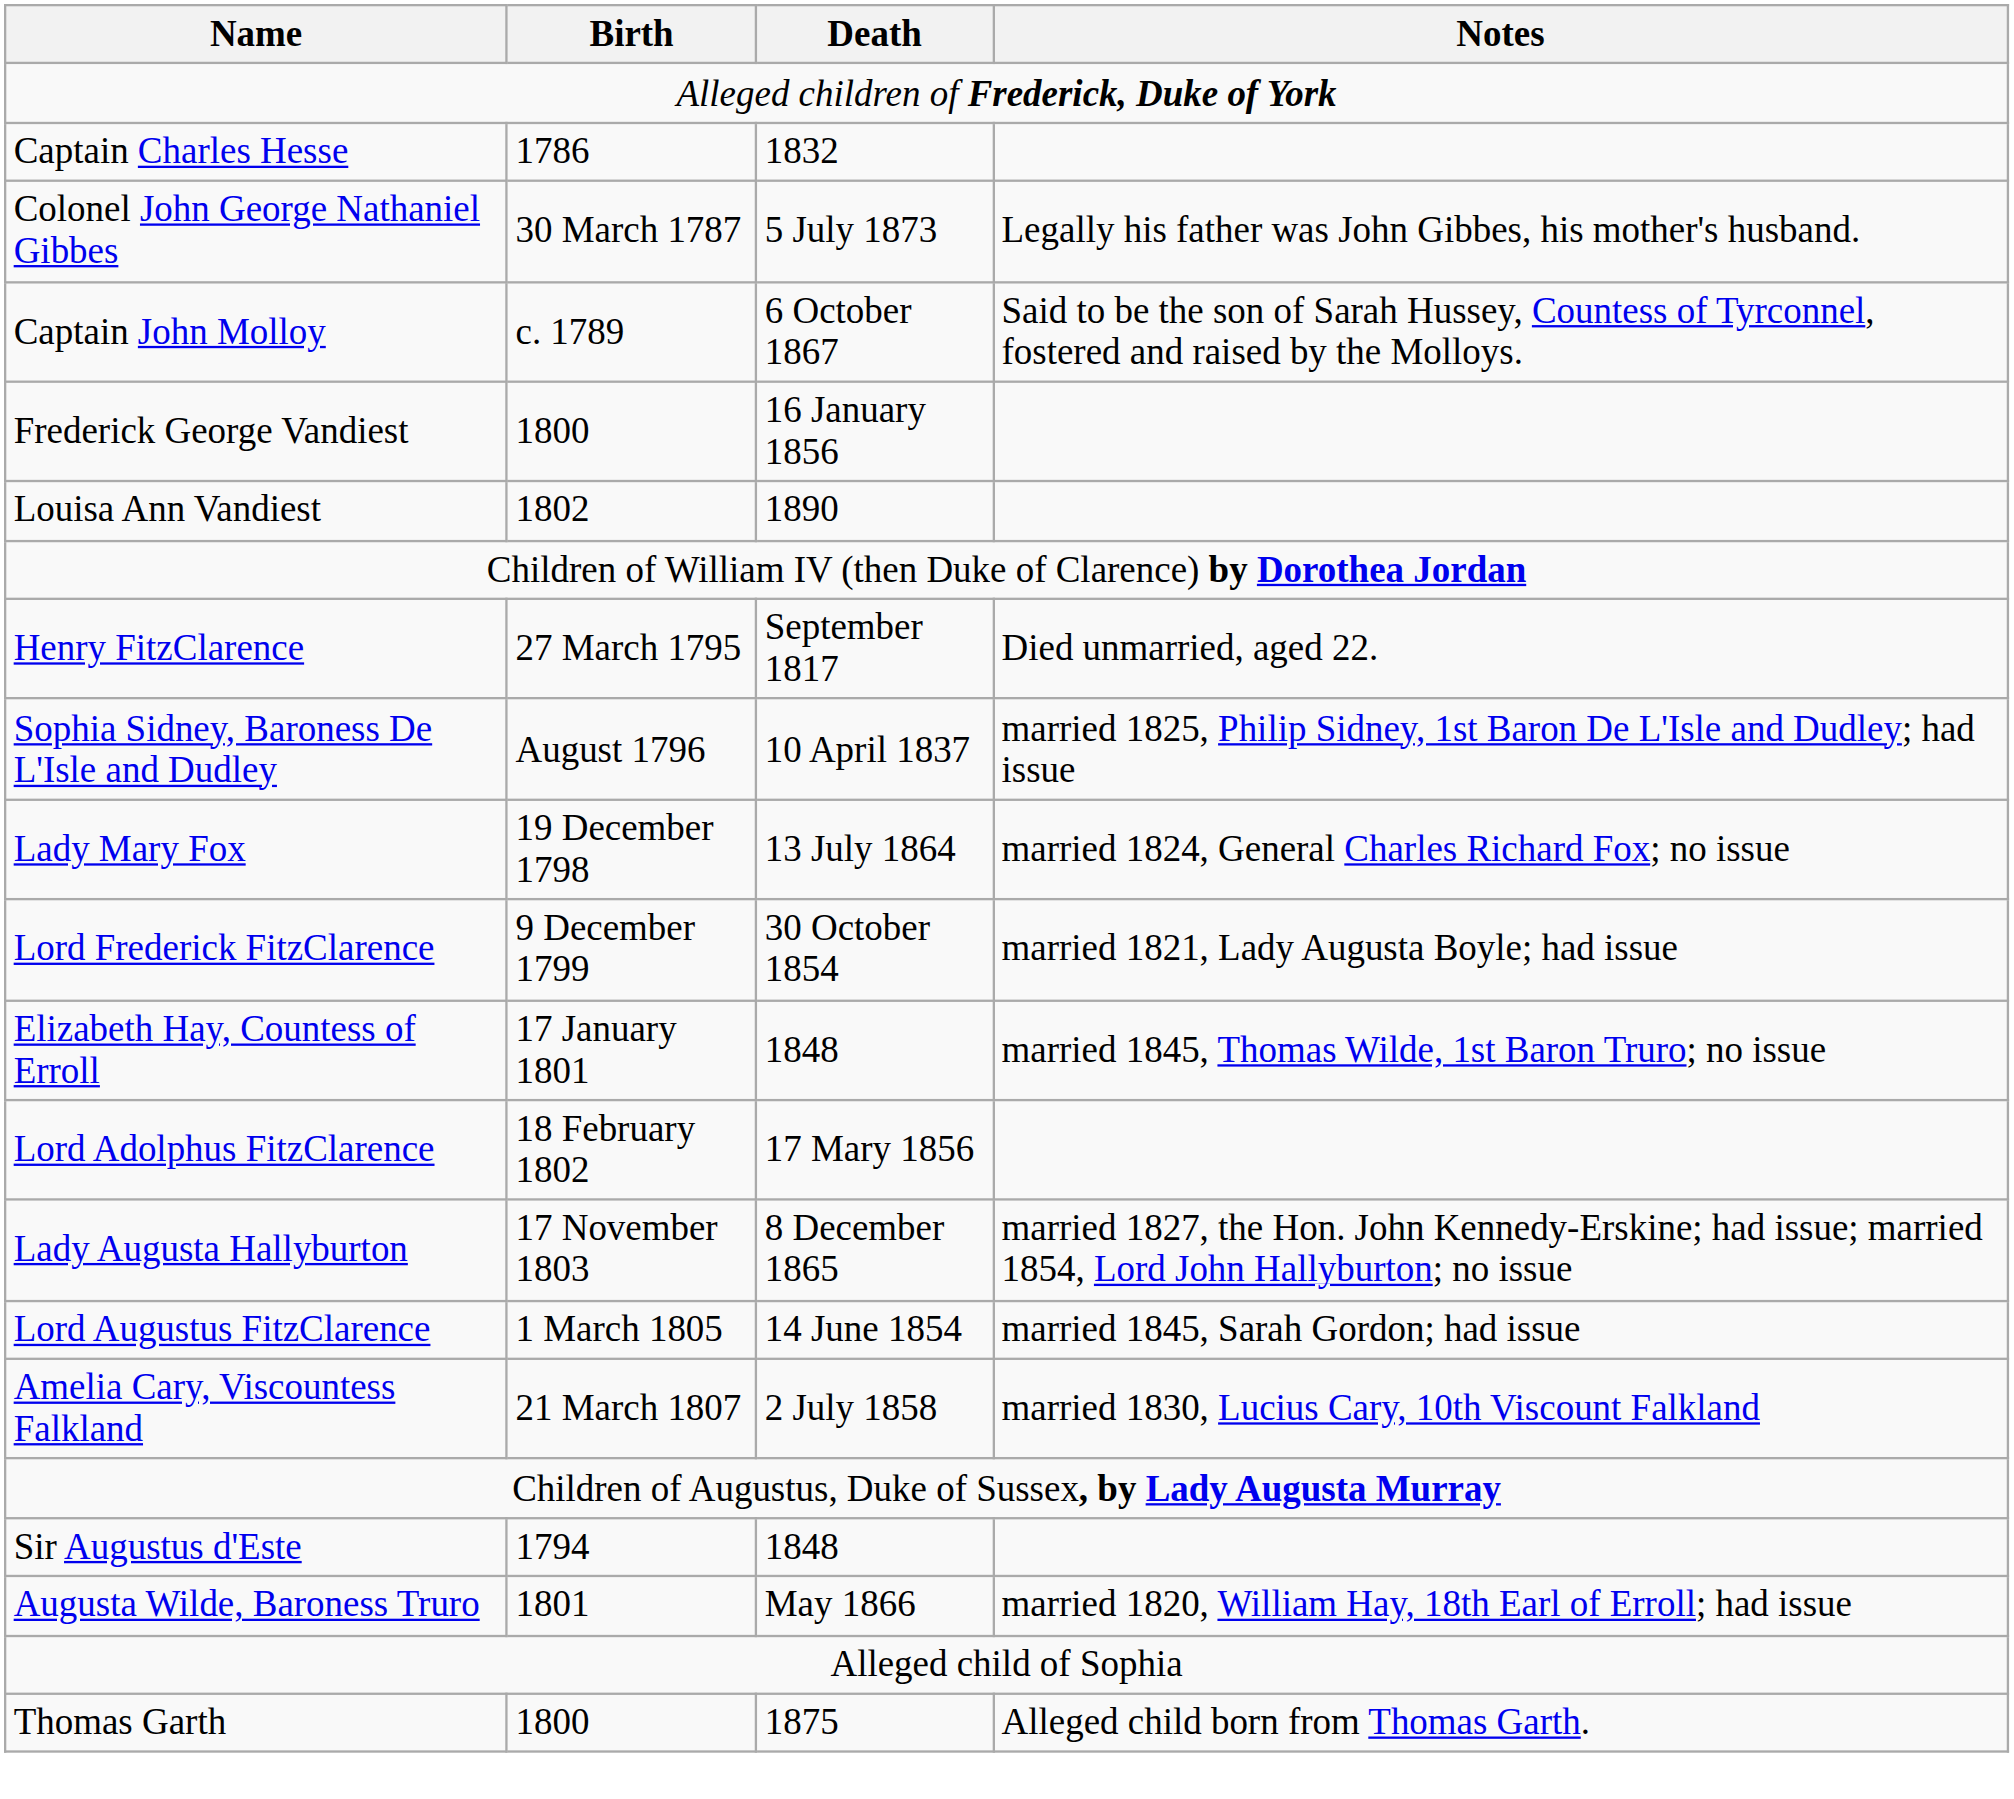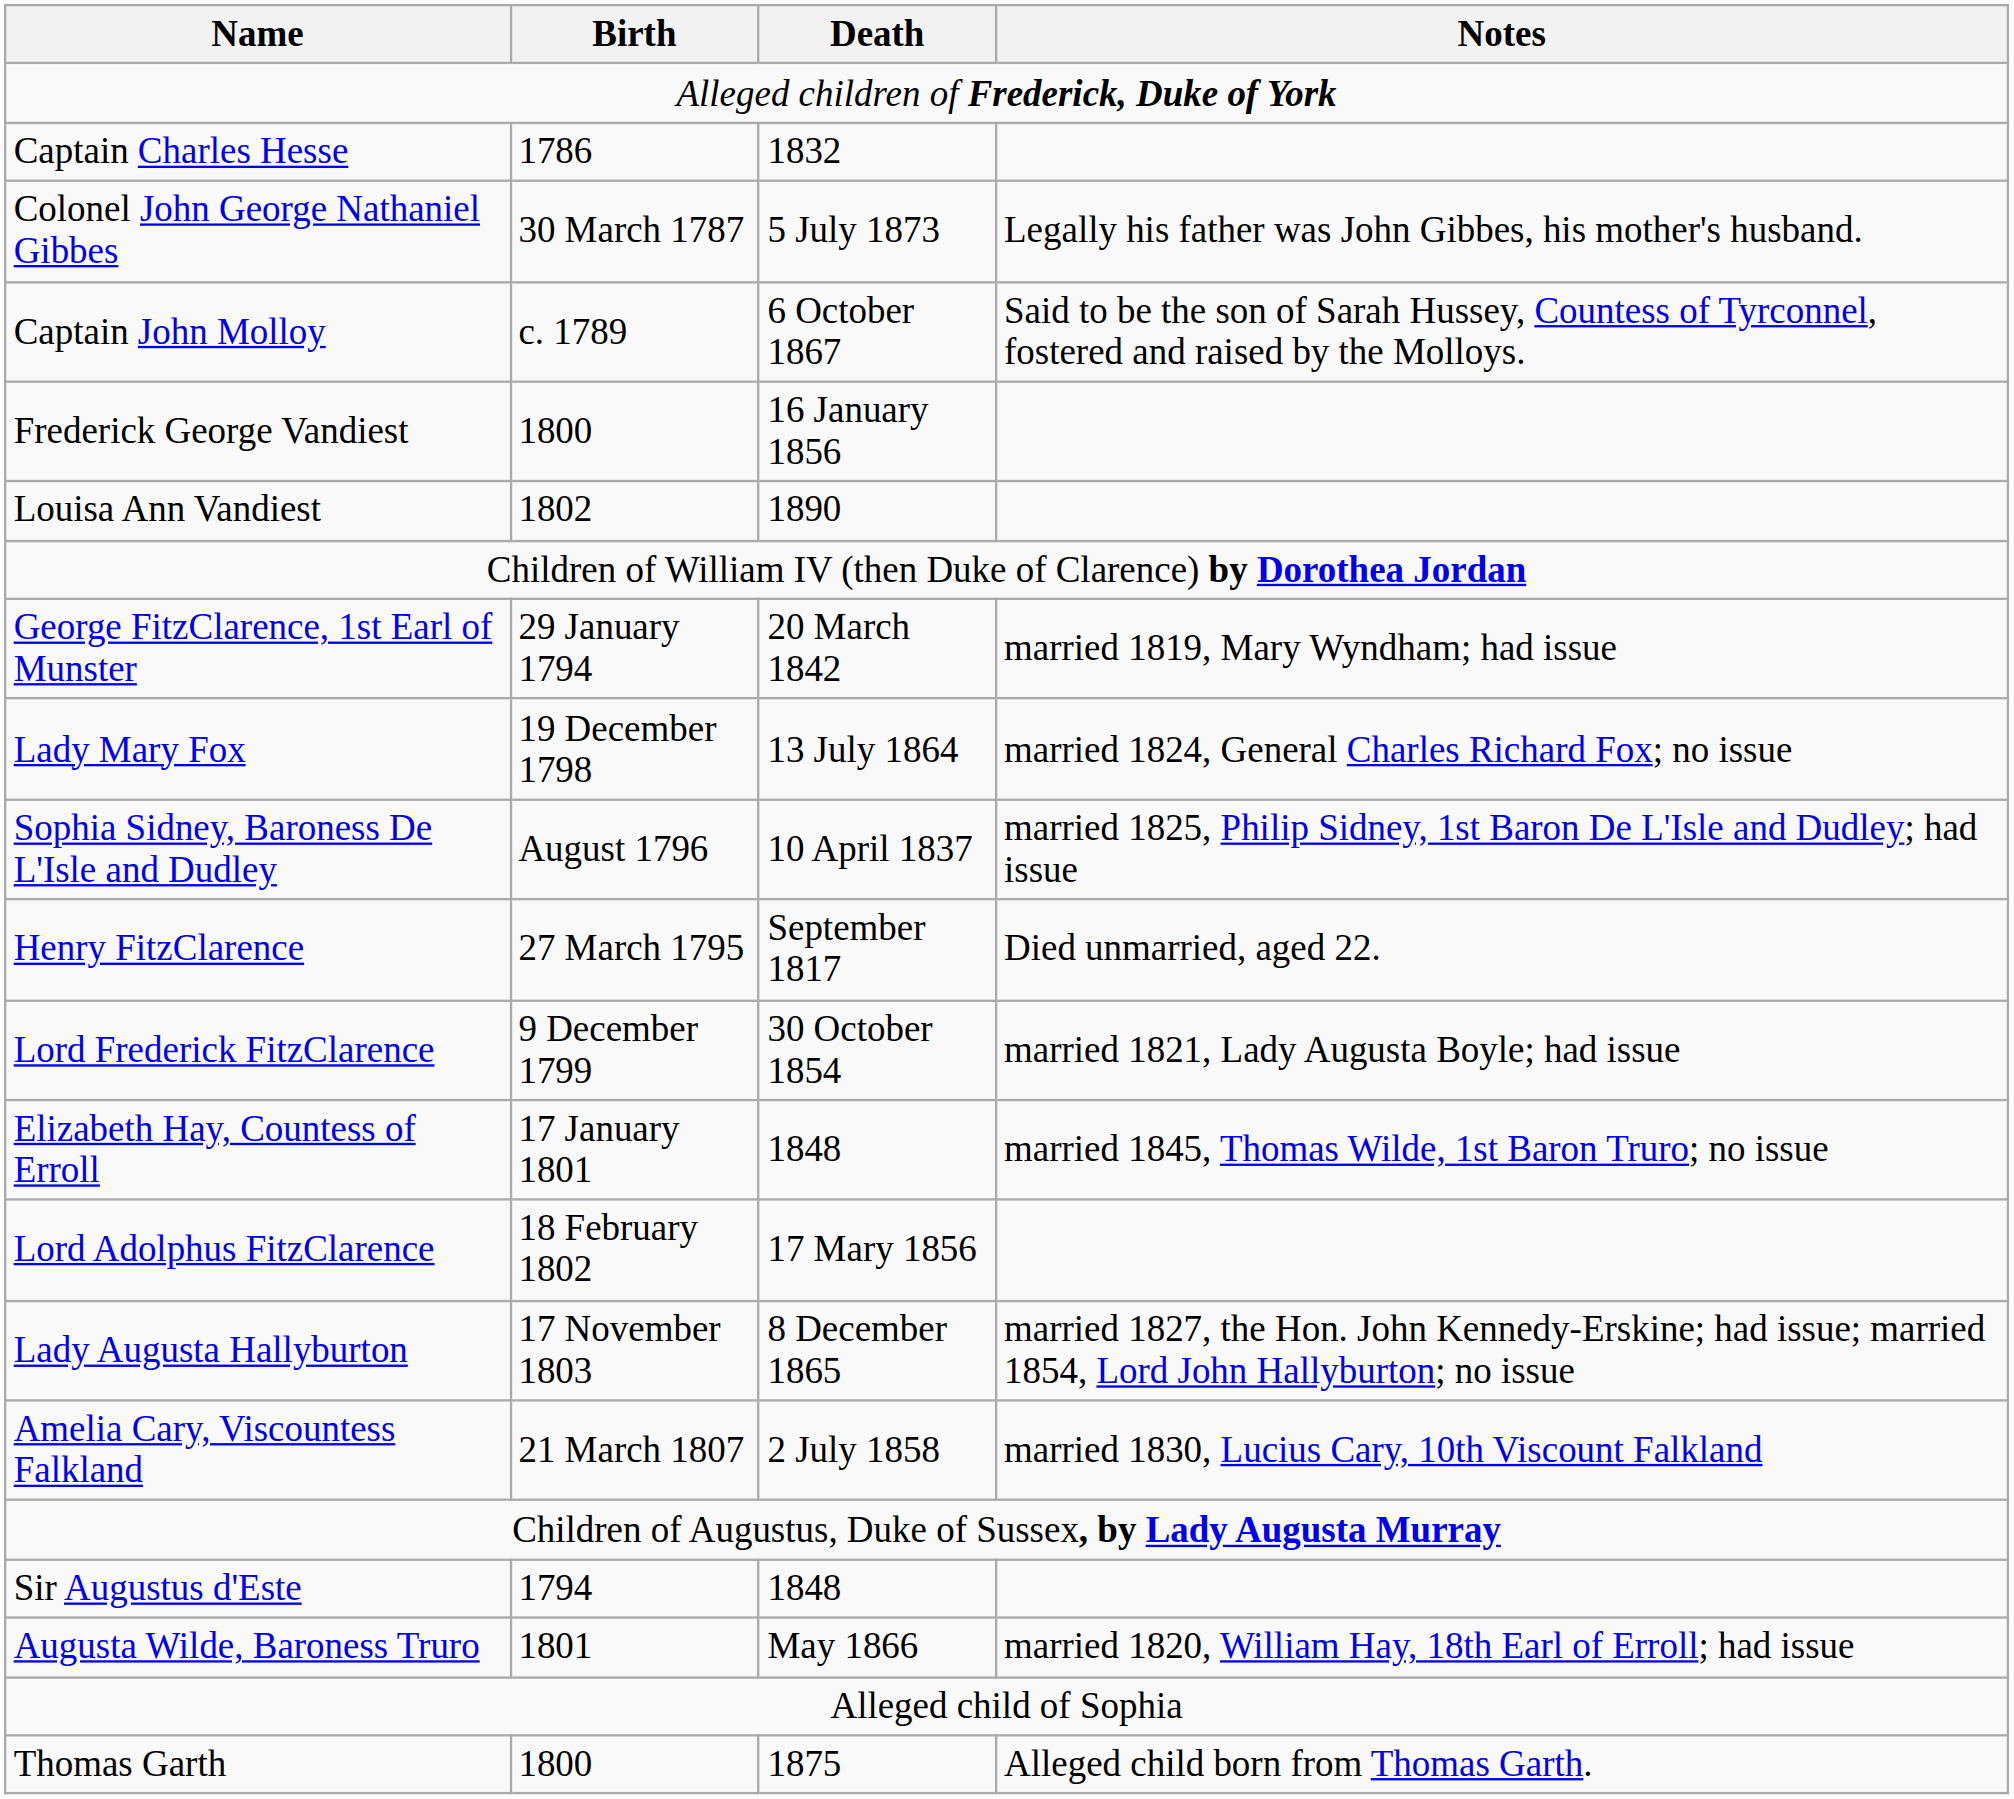+ row: (253, 648)
rows swapped: (159, 648) <-> (130, 848)
- row: (222, 1328)
